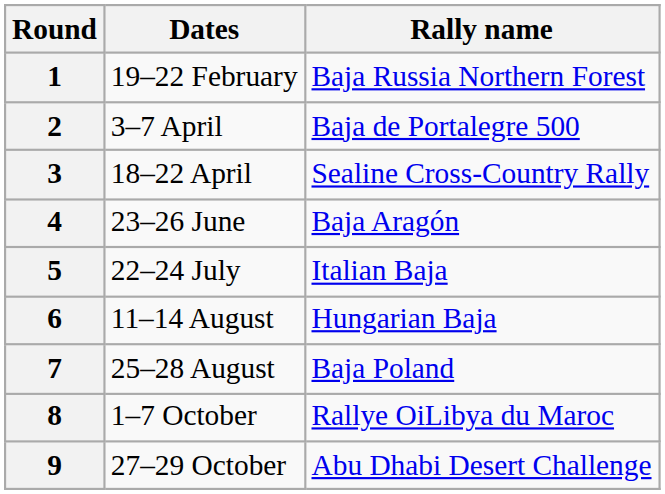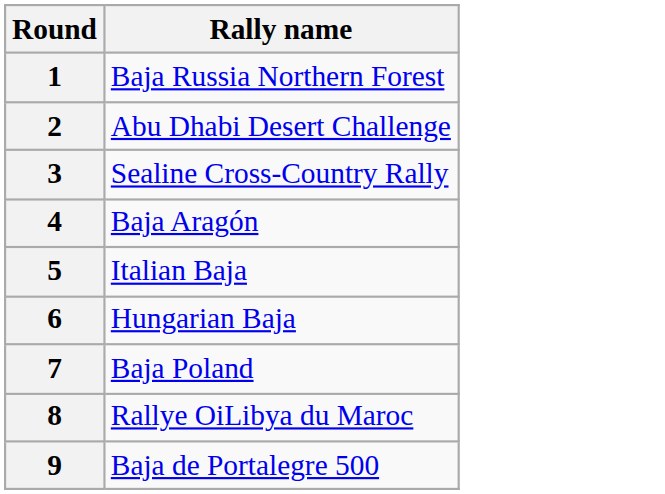- column: (204, 28)
(446, 125) Baja de Portalegre 500 -> (281, 125) Abu Dhabi Desert Challenge
(482, 464) Abu Dhabi Desert Challenge -> (245, 464) Baja de Portalegre 500
